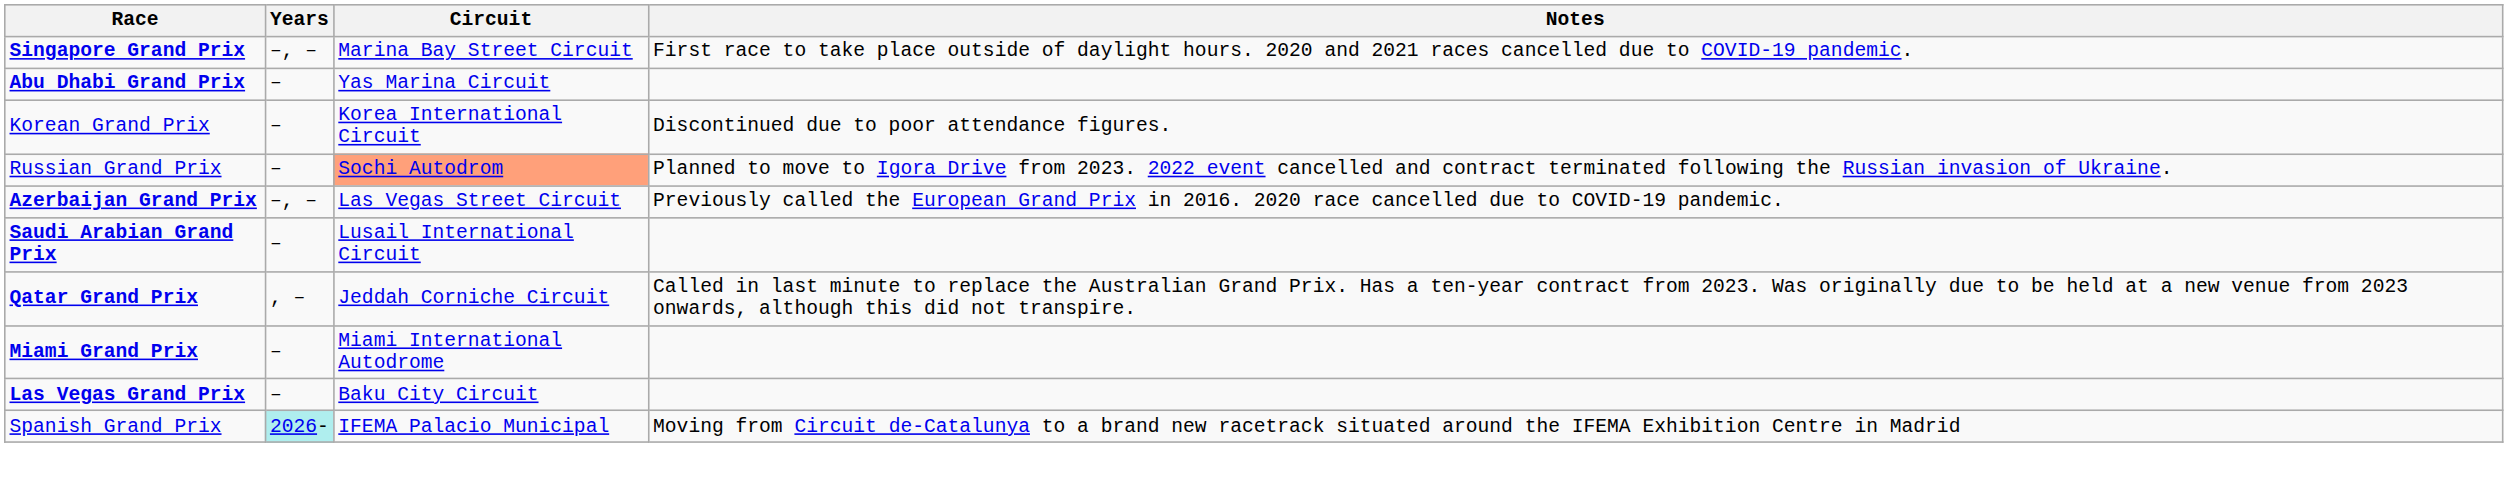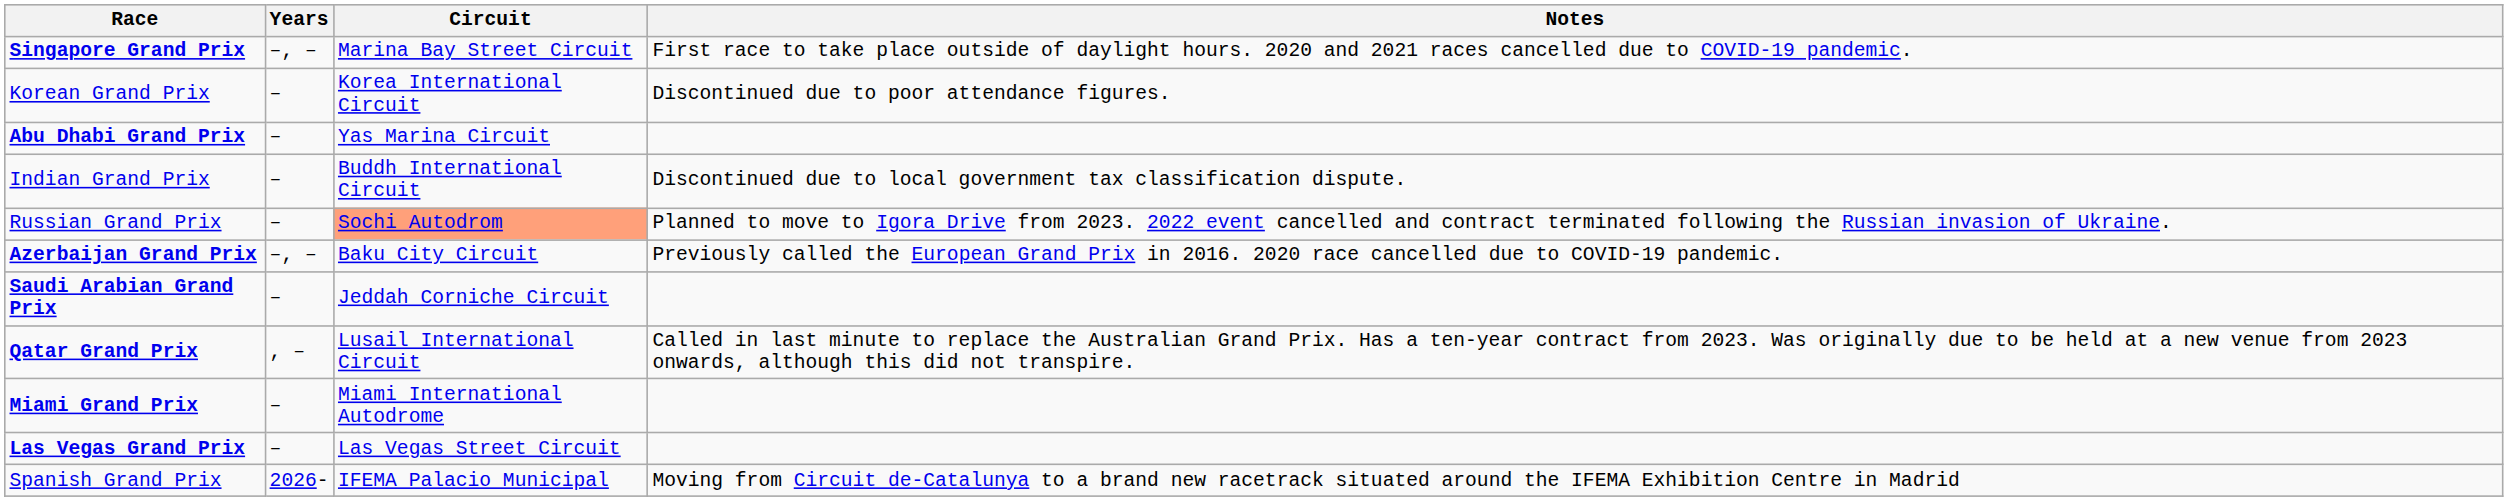rows swapped: (127, 84) <-> (110, 127)
+ row: (110, 181)
(480, 202) Las Vegas Street Circuit -> (438, 256) Baku City Circuit
(456, 245) Lusail International Circuit -> (473, 299) Jeddah Corniche Circuit
(474, 299) Jeddah Corniche Circuit -> (456, 353) Lusail International Circuit
(438, 395) Baku City Circuit -> (479, 449) Las Vegas Street Circuit
(299, 427) paleturquoise background -> (299, 481) no background
